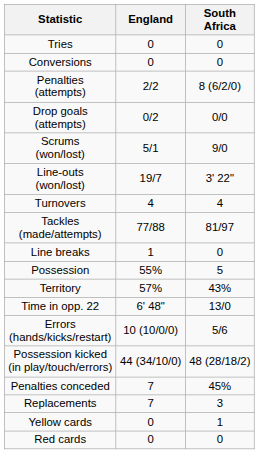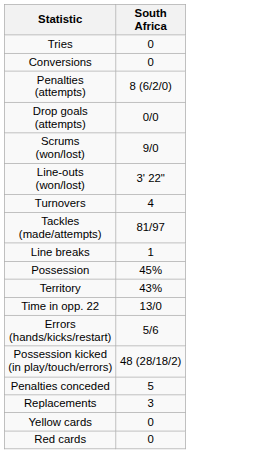- column: (151, 19)
(220, 252) 0 -> (151, 252) 1
(220, 270) 5 -> (151, 270) 45%
(220, 385) 45% -> (151, 385) 5
(220, 422) 1 -> (151, 422) 0
